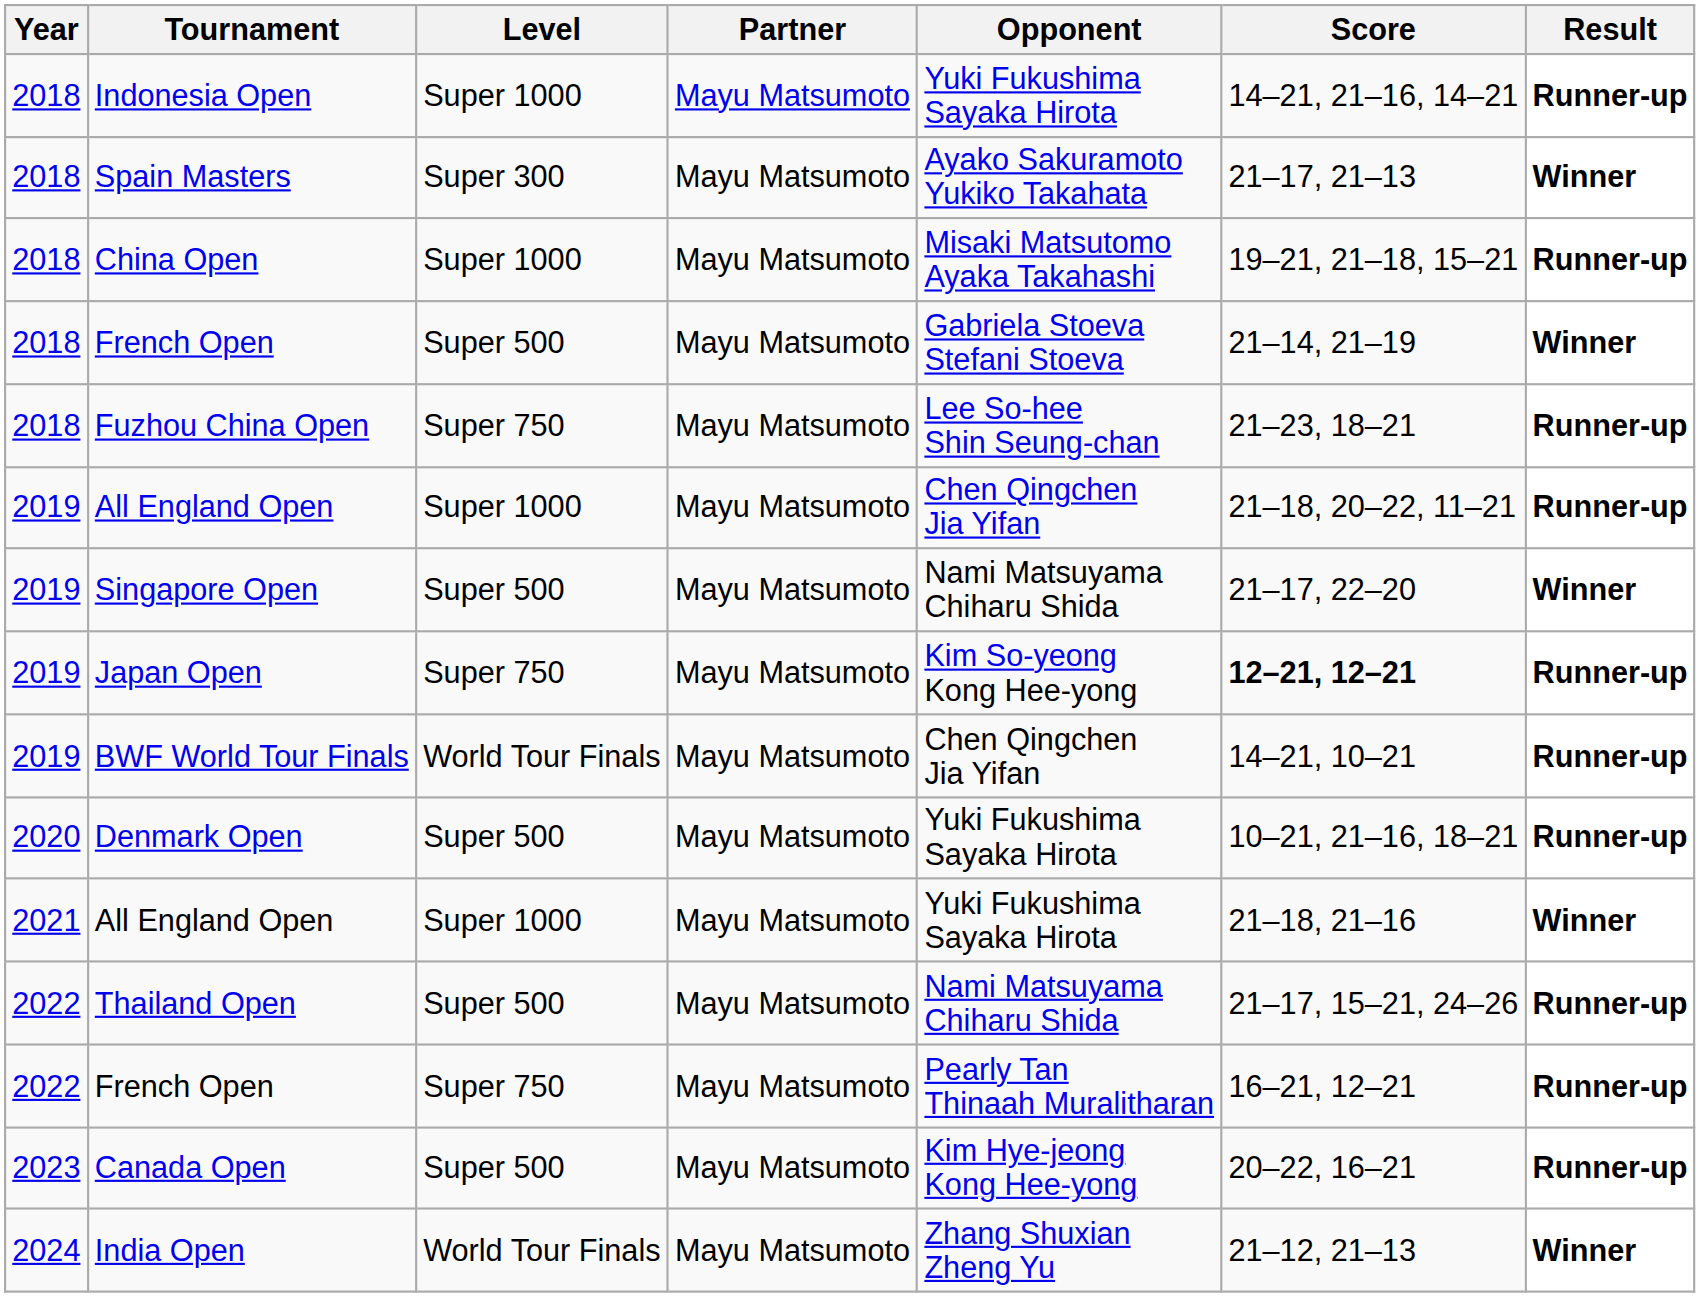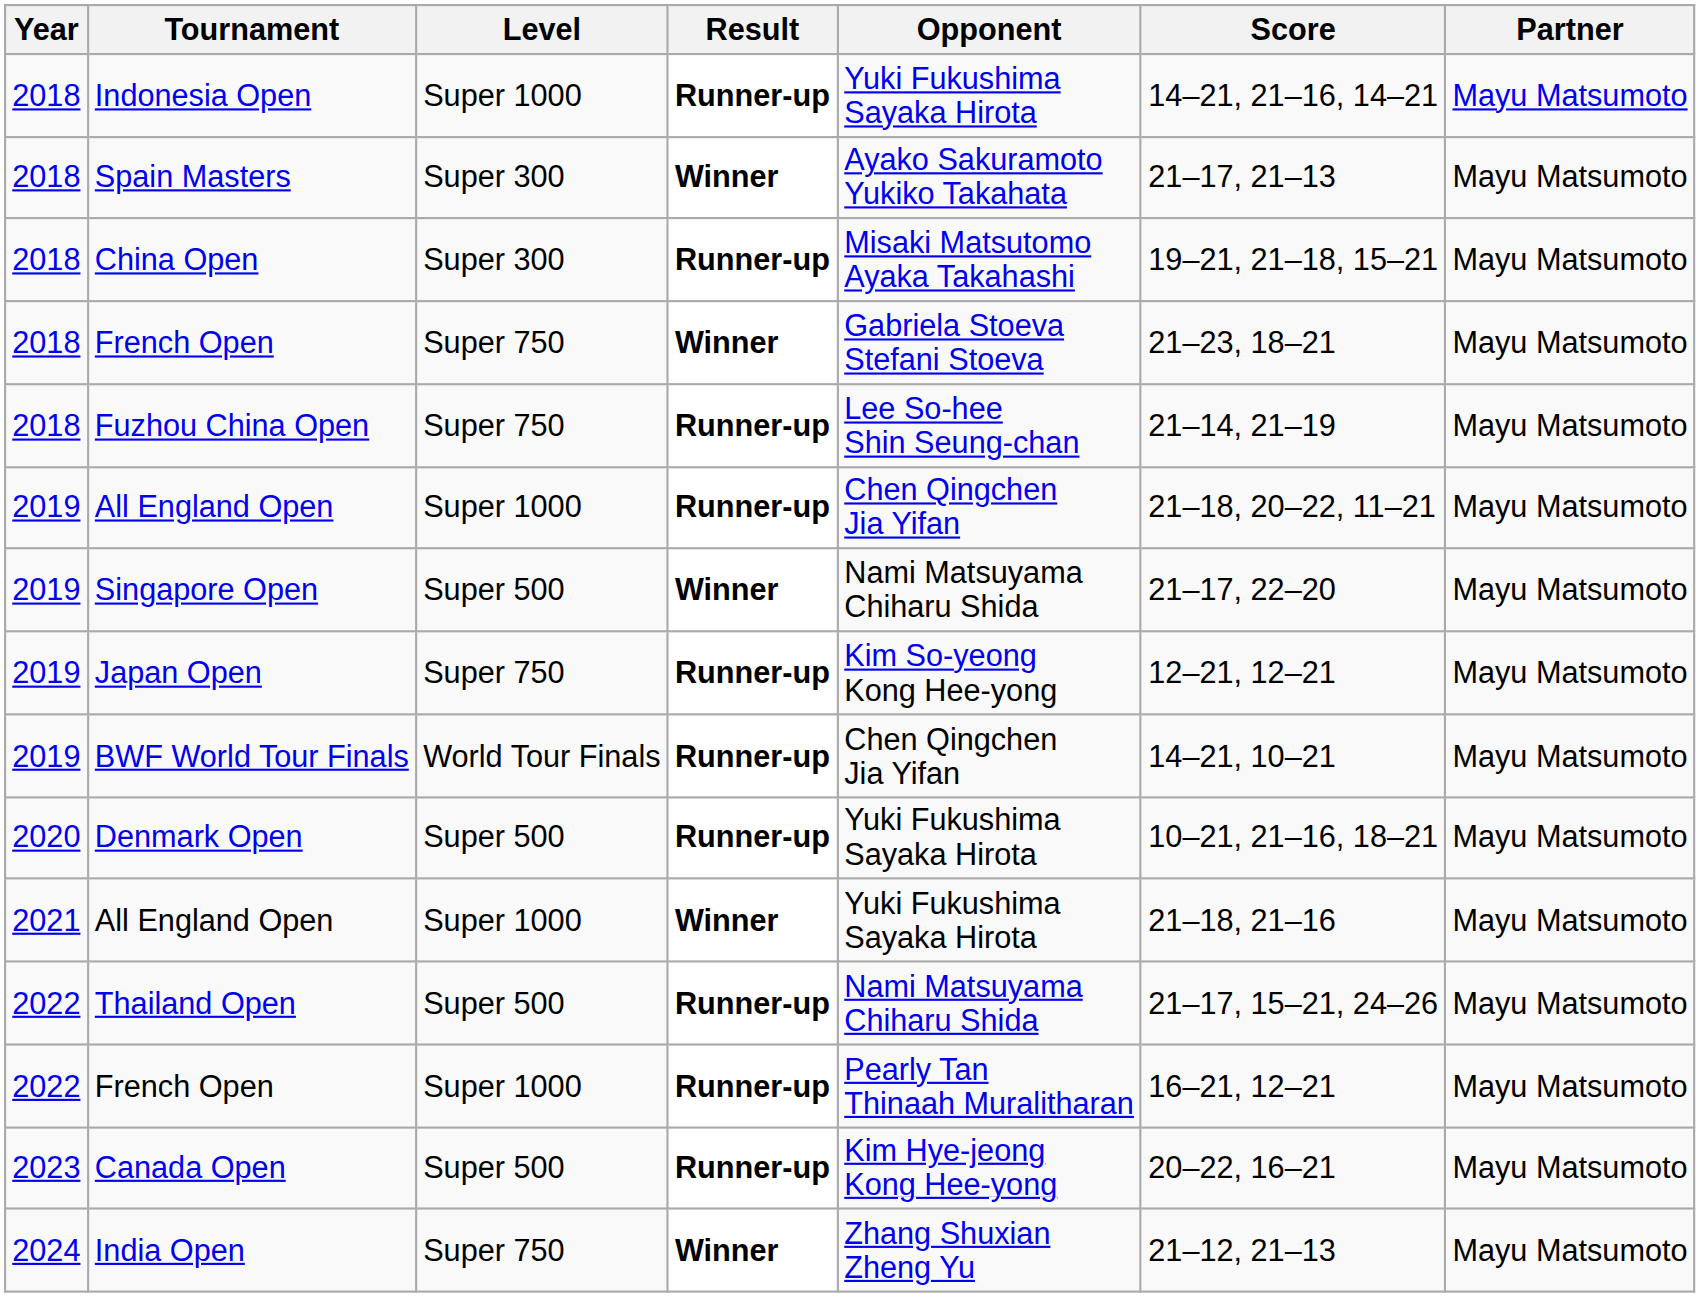columns swapped: (792, 30) <-> (1610, 30)
(502, 260) Super 1000 -> (494, 260) Super 300
(494, 343) Super 500 -> (494, 343) Super 750
(1322, 343) 21–14, 21–19 -> (1242, 343) 21–23, 18–21
(1322, 425) 21–23, 18–21 -> (1242, 425) 21–14, 21–19
(1322, 673) bold -> (1242, 673) normal
(494, 1086) Super 750 -> (502, 1086) Super 1000
(542, 1251) World Tour Finals -> (494, 1251) Super 750
